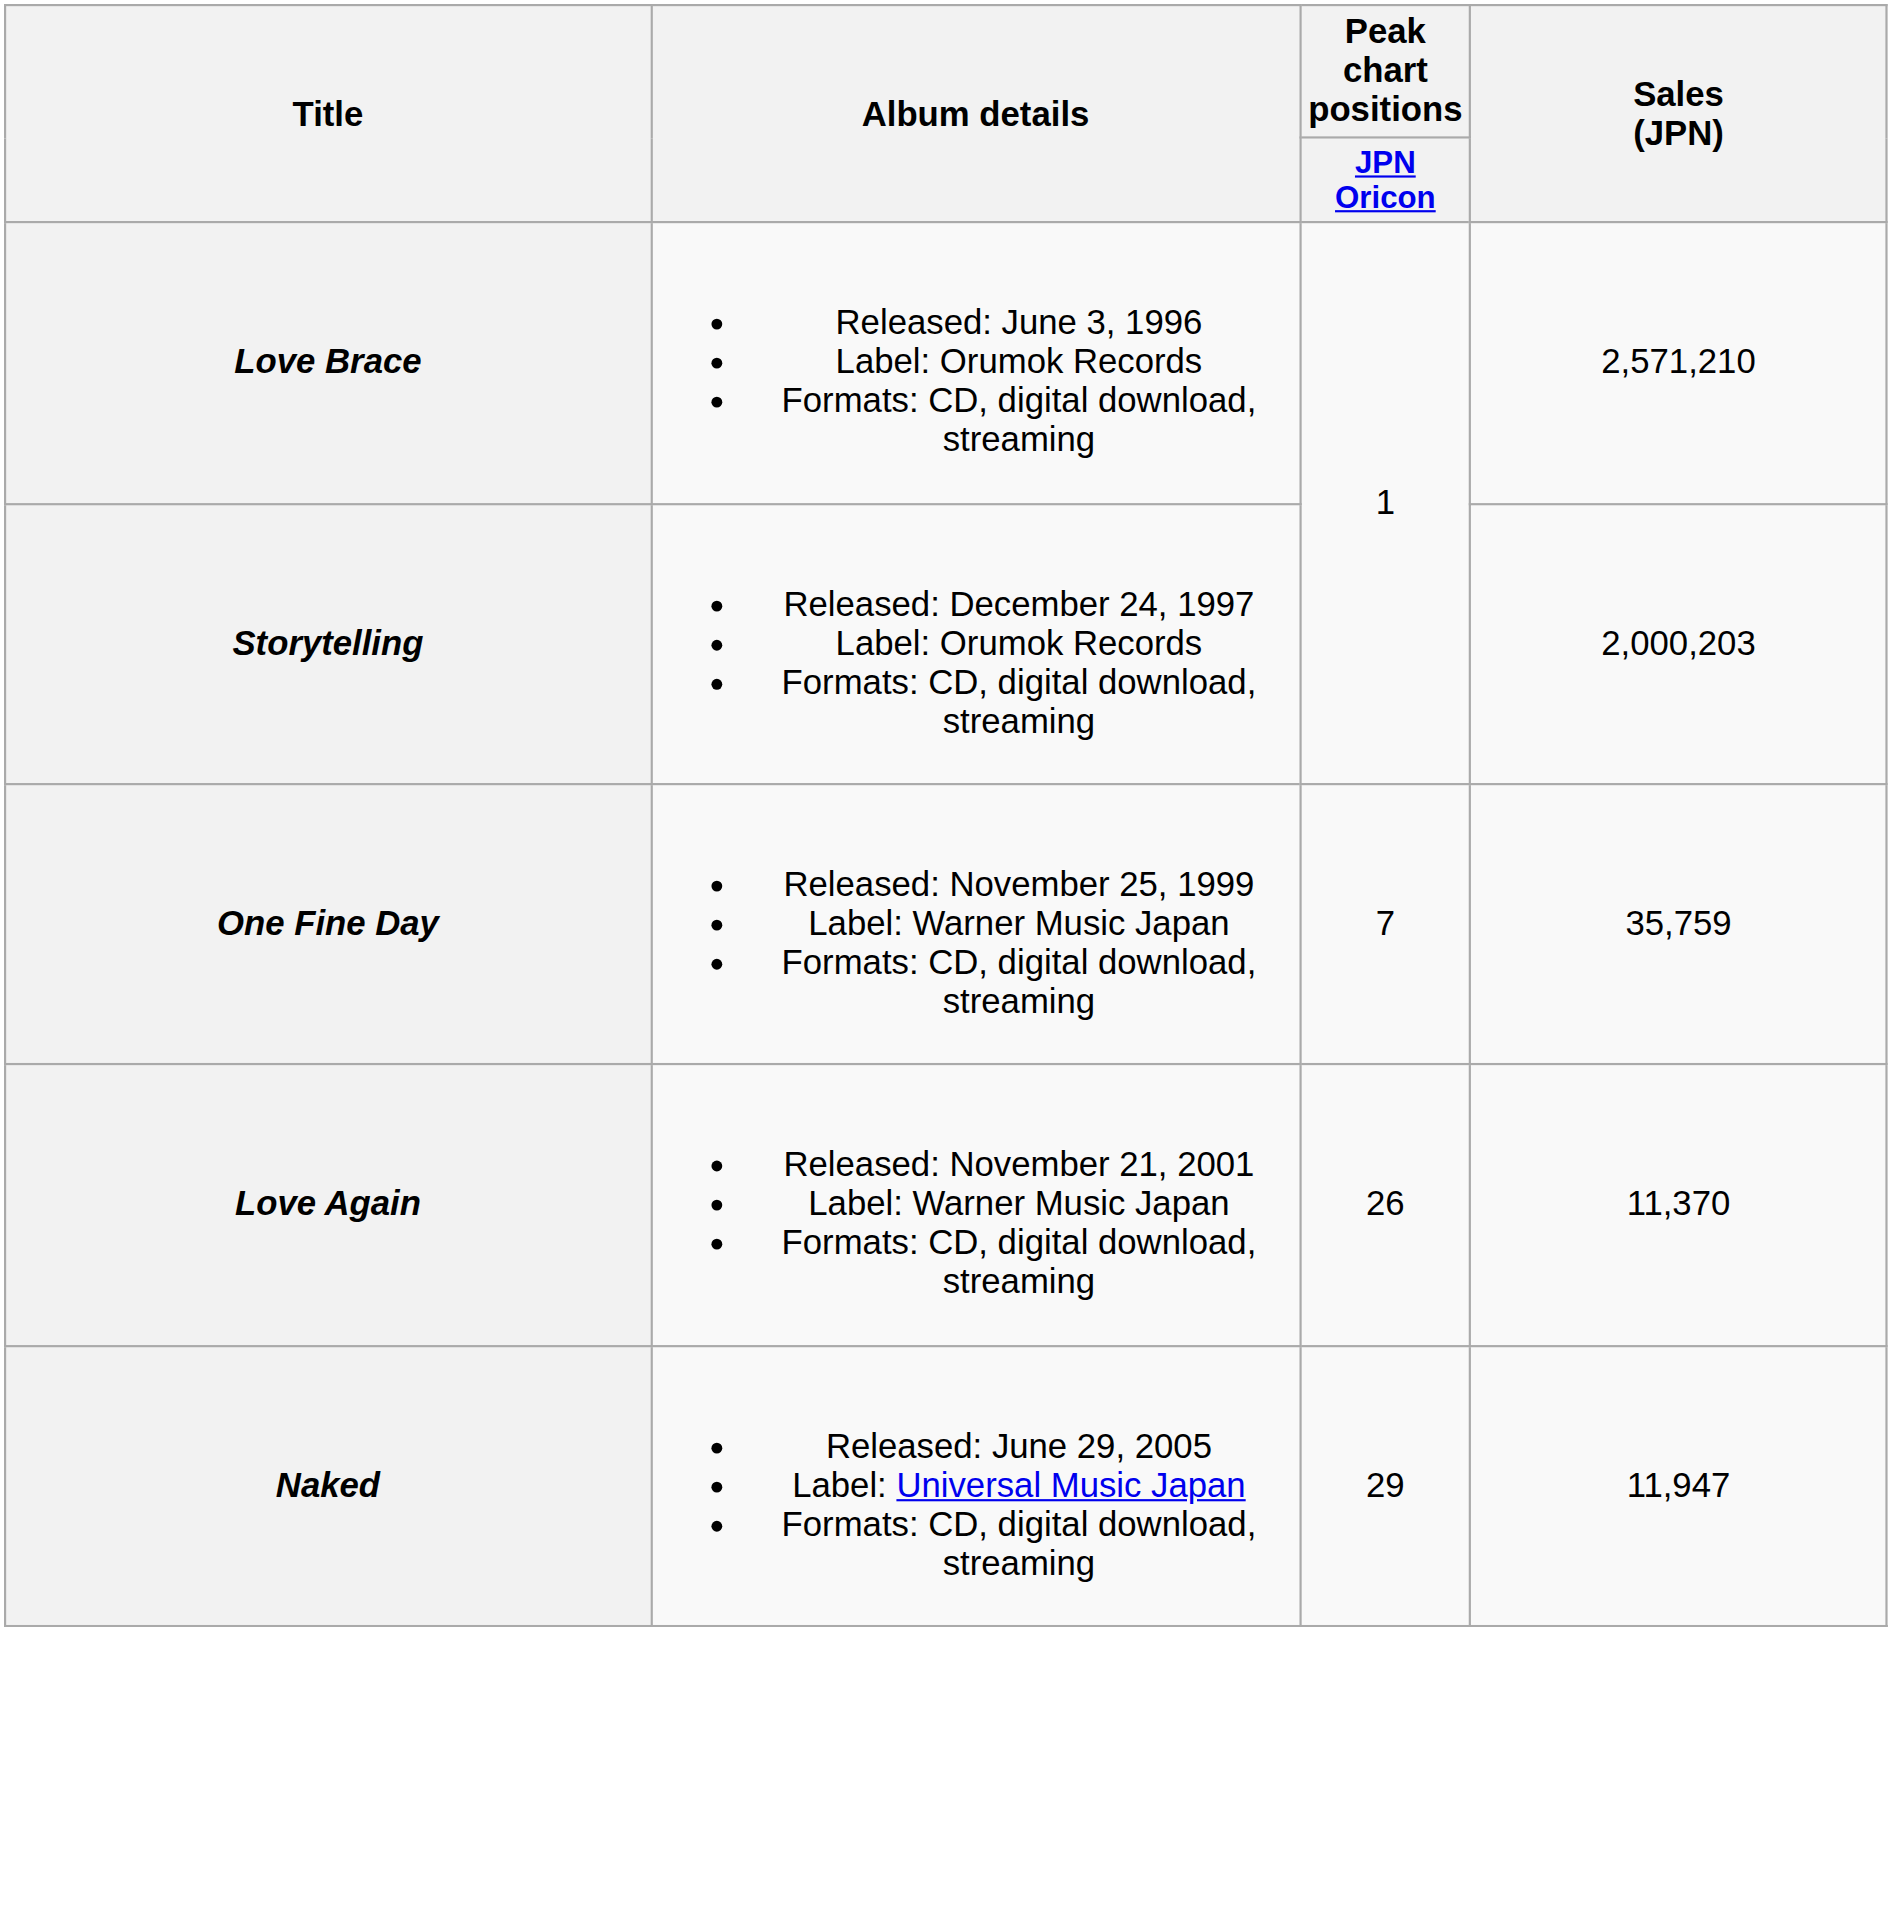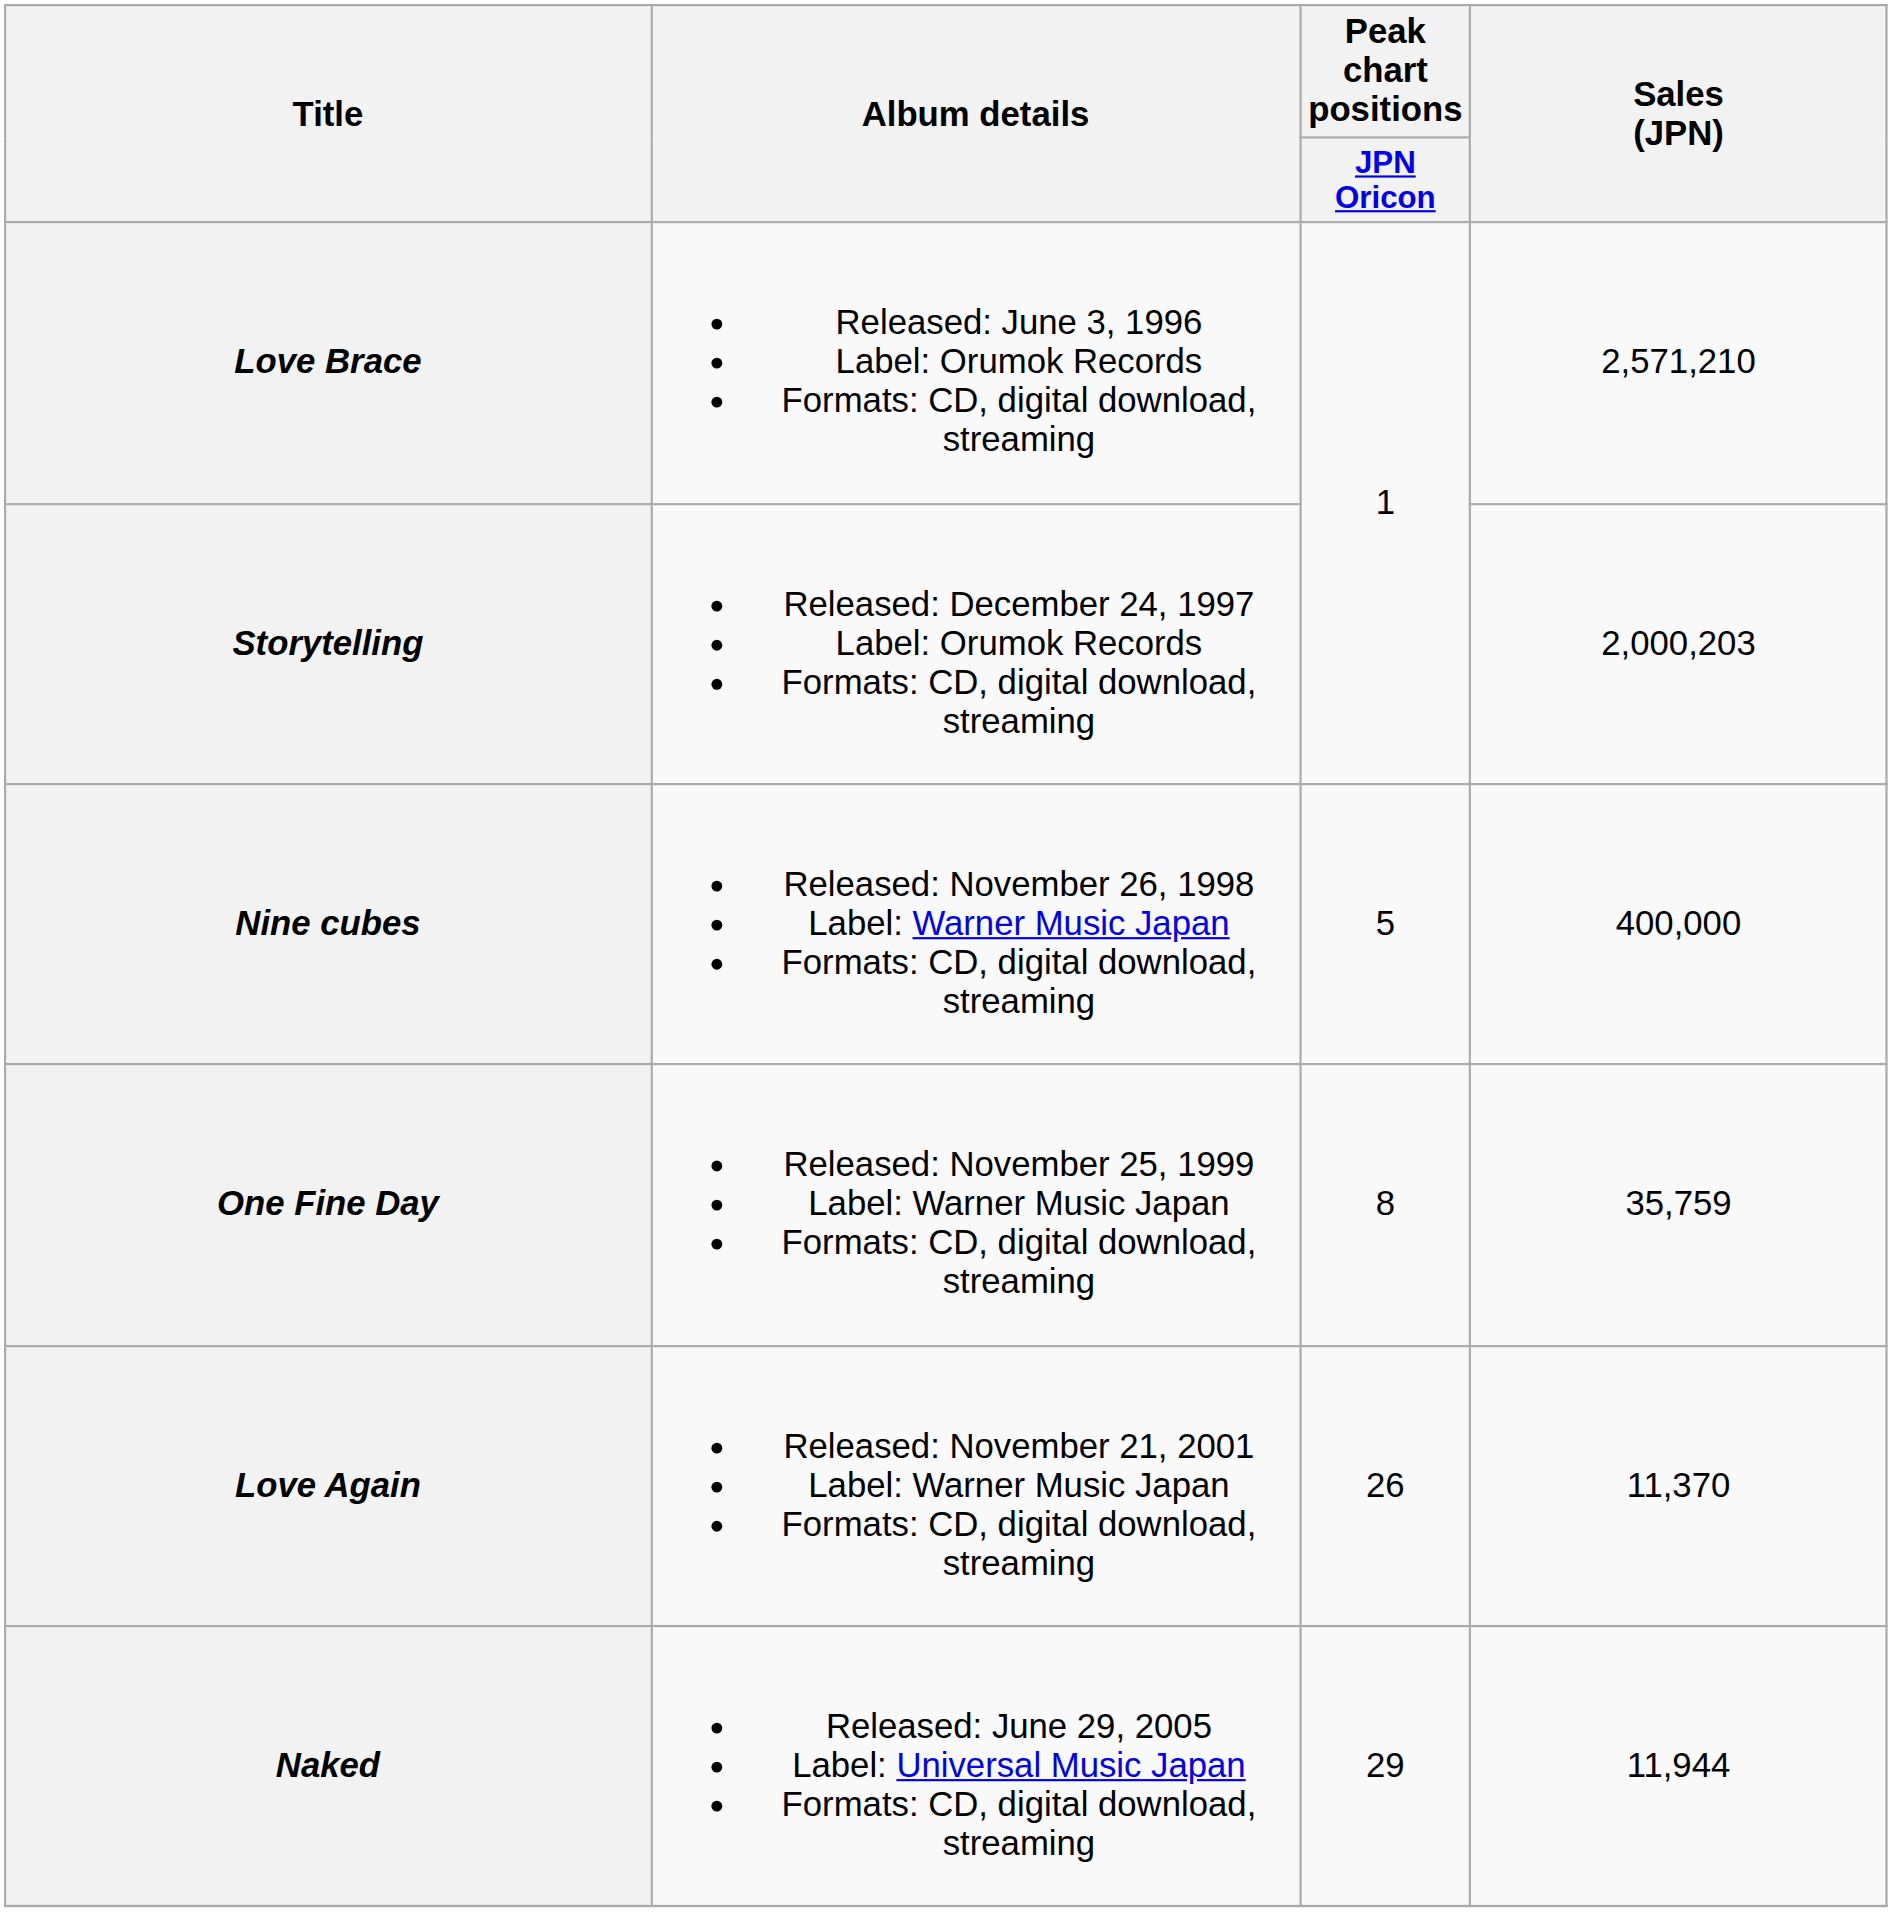+ row: (328, 923)
(1385, 923) 7 -> (1385, 1204) 8
(1678, 1485) 11,947 -> (1678, 1765) 11,944
